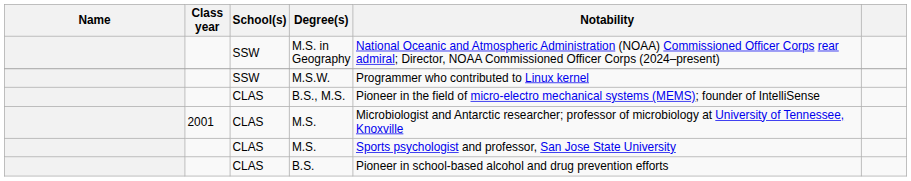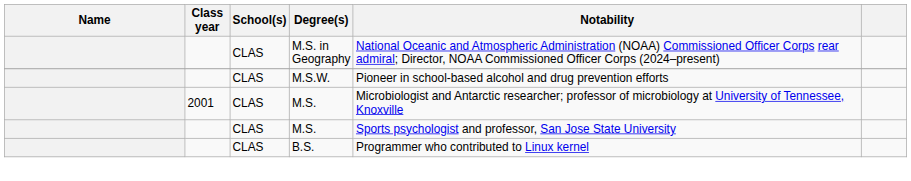(246, 52) SSW -> (248, 52) CLAS
(246, 78) SSW -> (248, 78) CLAS
(472, 78) Programmer who contributed to Linux kernel -> (512, 78) Pioneer in school-based alcohol and drug prevention efforts
- row: (207, 97)
(512, 166) Pioneer in school-based alcohol and drug prevention efforts -> (472, 147) Programmer who contributed to Linux kernel
